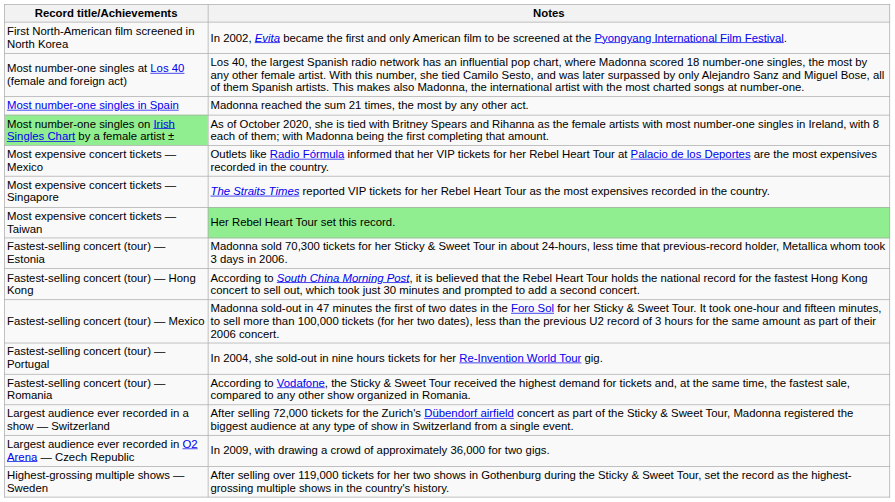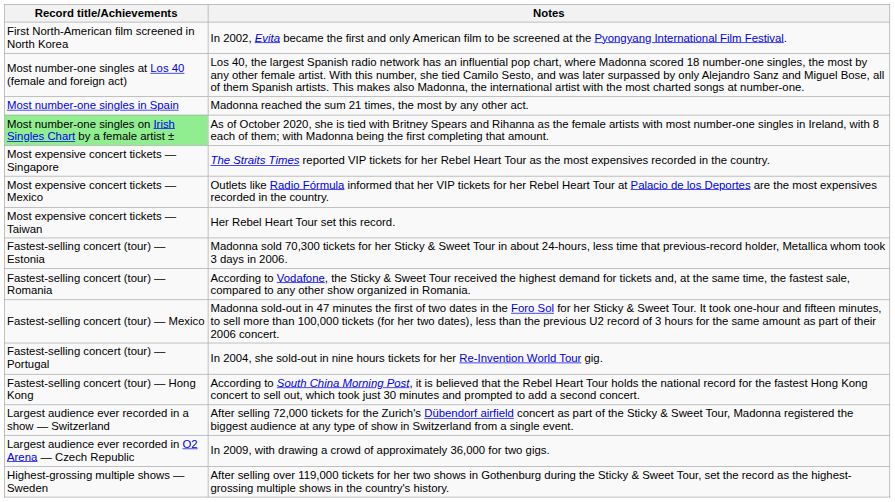rows swapped: (92, 161) <-> (92, 191)
(303, 222) lightgreen background -> (303, 222) no background
rows swapped: (101, 284) <-> (86, 389)
